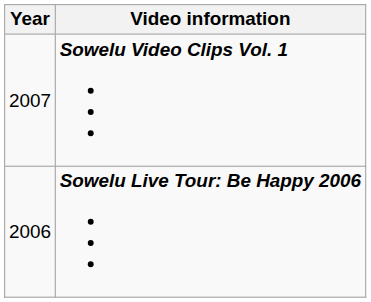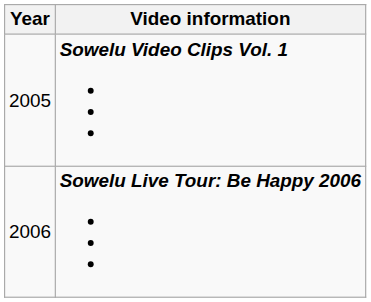(30, 100) 2007 -> (30, 100) 2005
